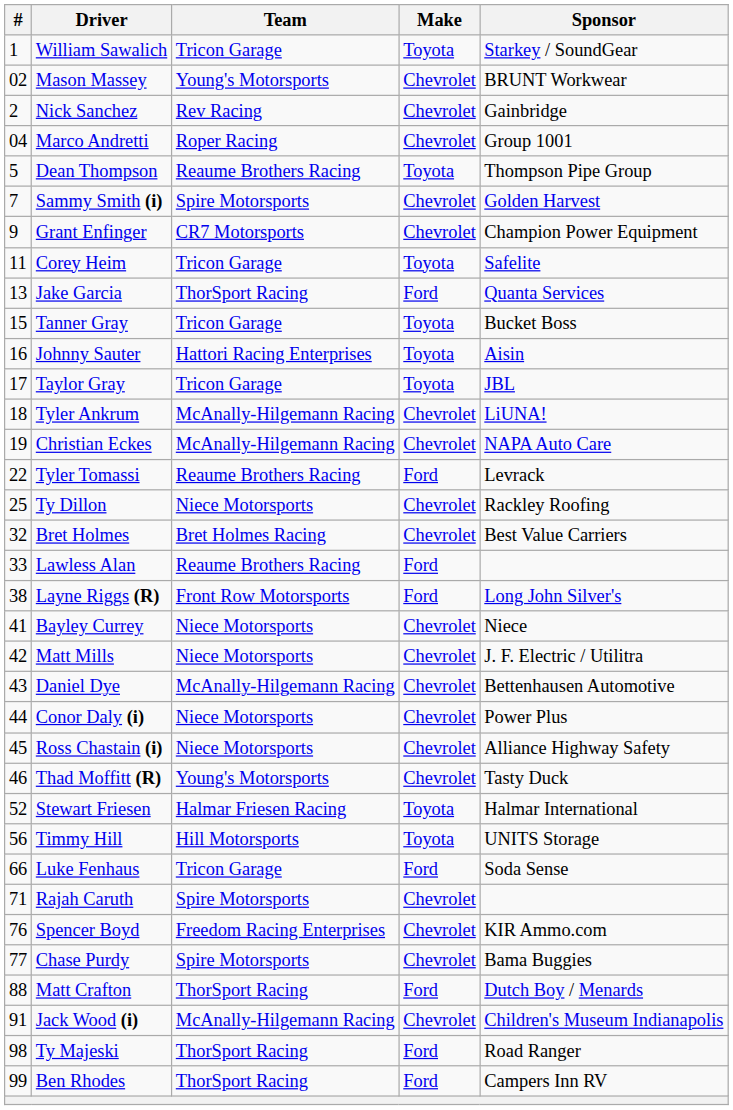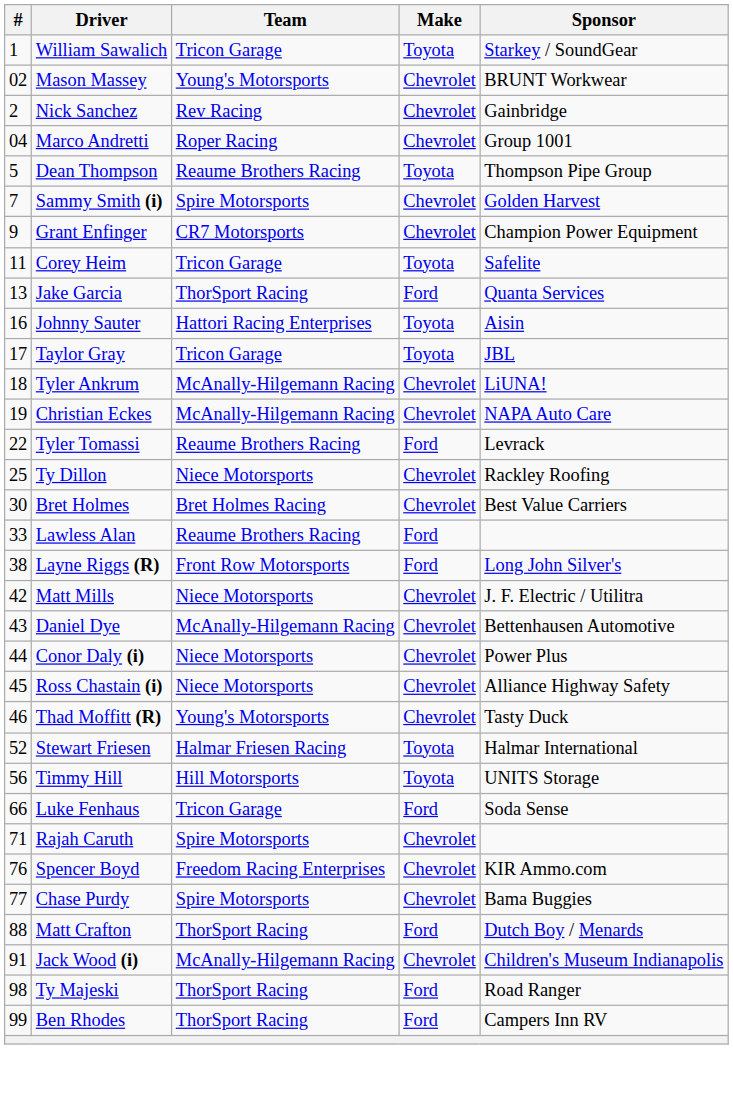- row: (82, 323)
(18, 535) 32 -> (18, 505) 30
- row: (90, 626)
